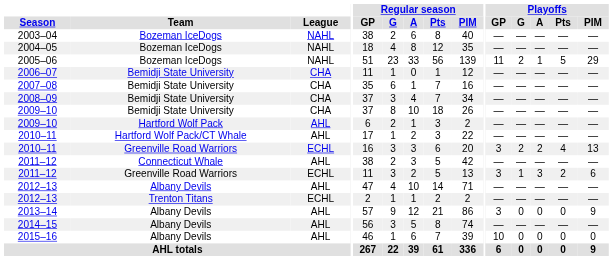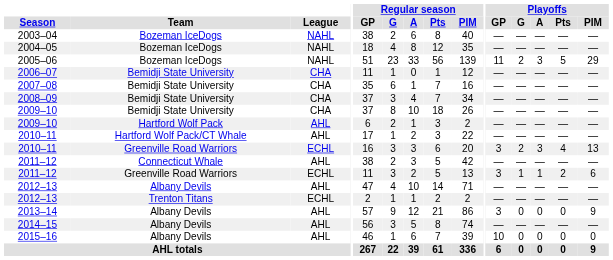(540, 60) 1 -> (540, 60) 3
(540, 149) 2 -> (540, 149) 3
(540, 174) 3 -> (540, 174) 1
